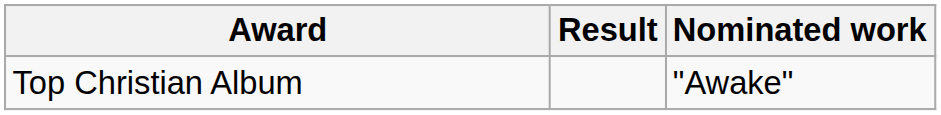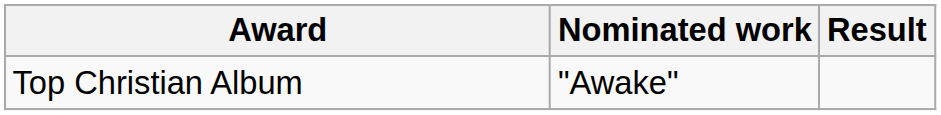columns swapped: (800, 30) <-> (608, 30)
